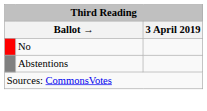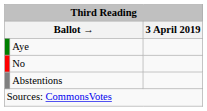+ row: (21, 46)
